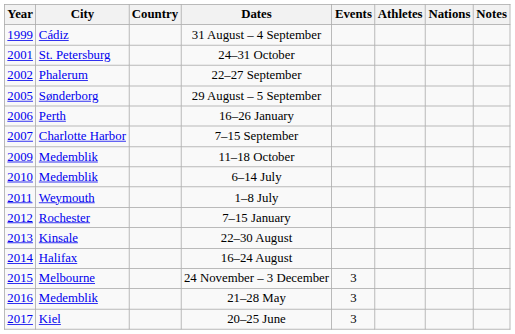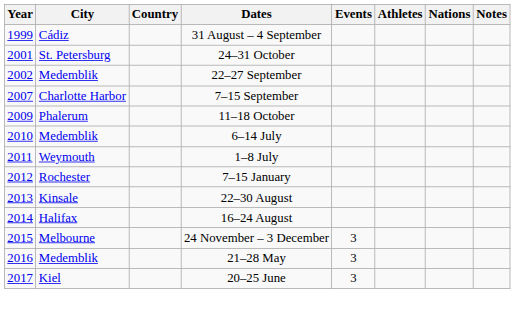(63, 75) Phalerum -> (68, 75) Medemblik
- row: (256, 95)
- row: (256, 116)
(68, 156) Medemblik -> (63, 116) Phalerum
